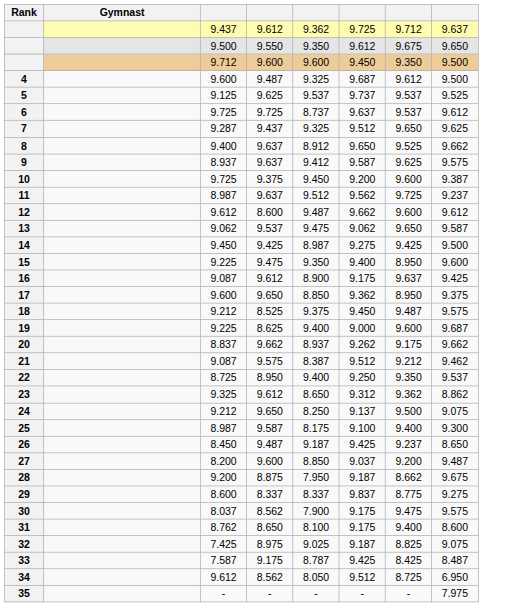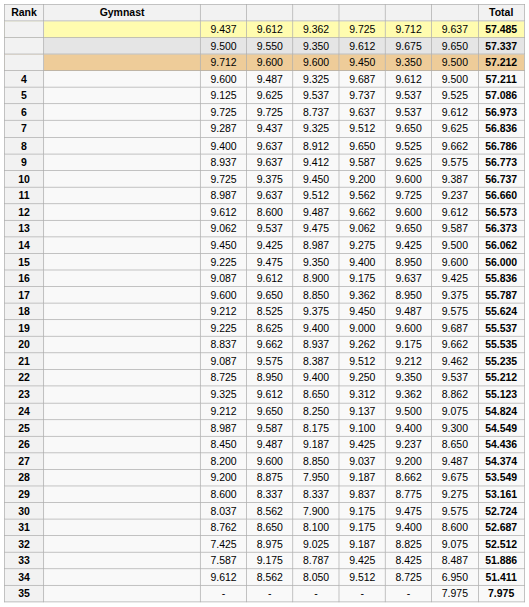+ column: (501, 13)
